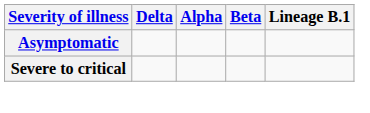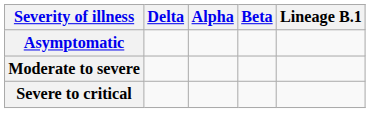+ row: (74, 68)
